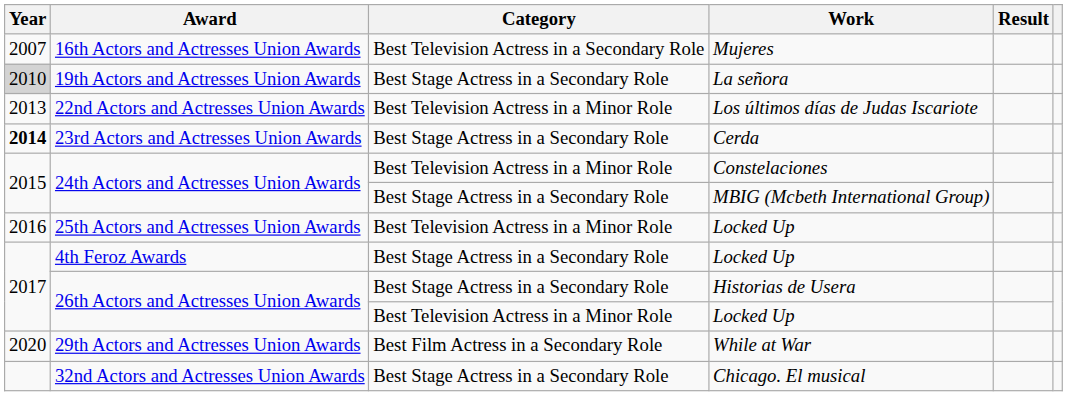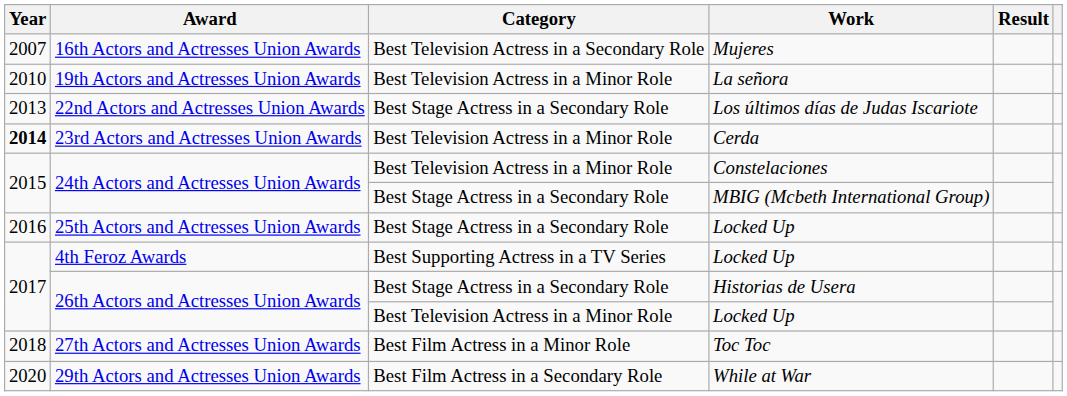(28, 78) lightgrey background -> (28, 78) no background
(521, 78) Best Stage Actress in a Secondary Role -> (523, 78) Best Television Actress in a Minor Role
(523, 108) Best Television Actress in a Minor Role -> (521, 108) Best Stage Actress in a Secondary Role
(521, 138) Best Stage Actress in a Secondary Role -> (523, 138) Best Television Actress in a Minor Role
(523, 227) Best Television Actress in a Minor Role -> (521, 227) Best Stage Actress in a Secondary Role
(521, 256) Best Stage Actress in a Secondary Role -> (520, 256) Best Supporting Actress in a TV Series
+ row: (208, 345)
- row: (210, 375)
